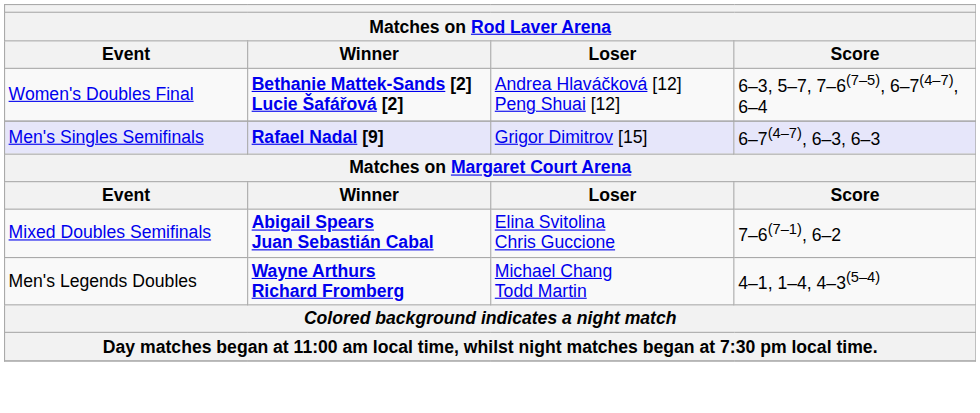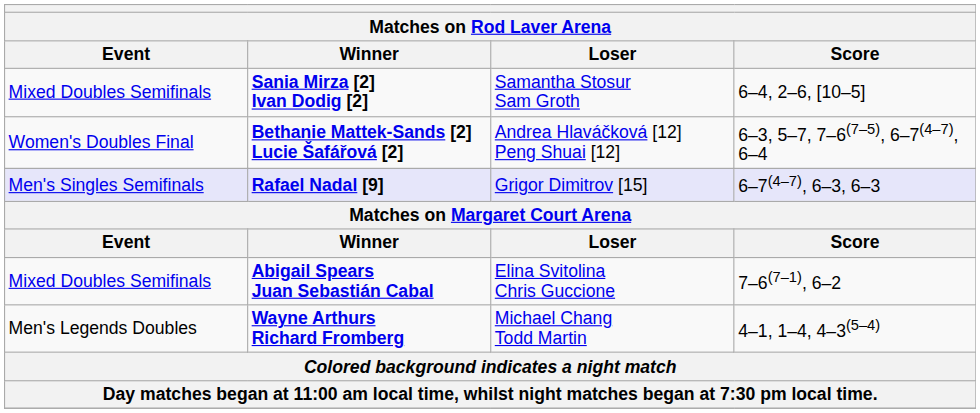+ row: (313, 92)
